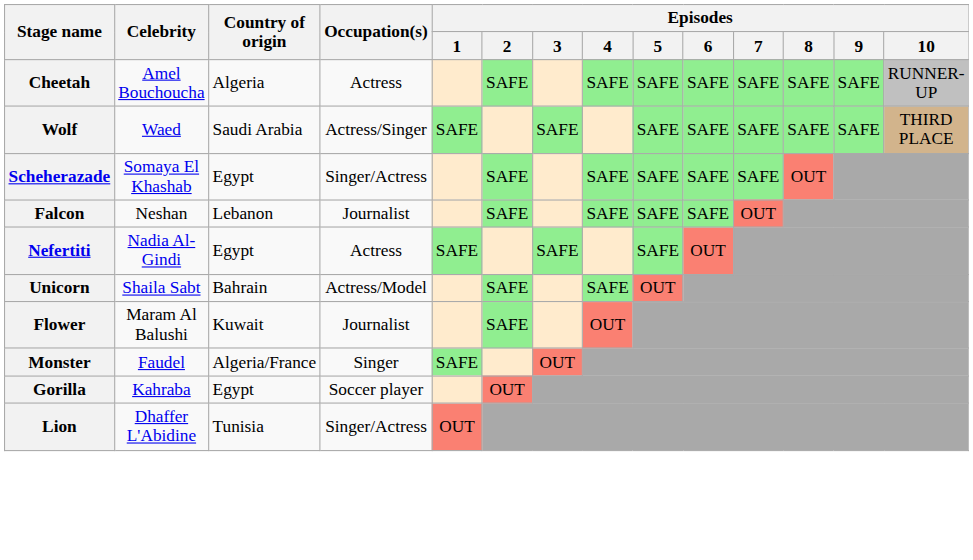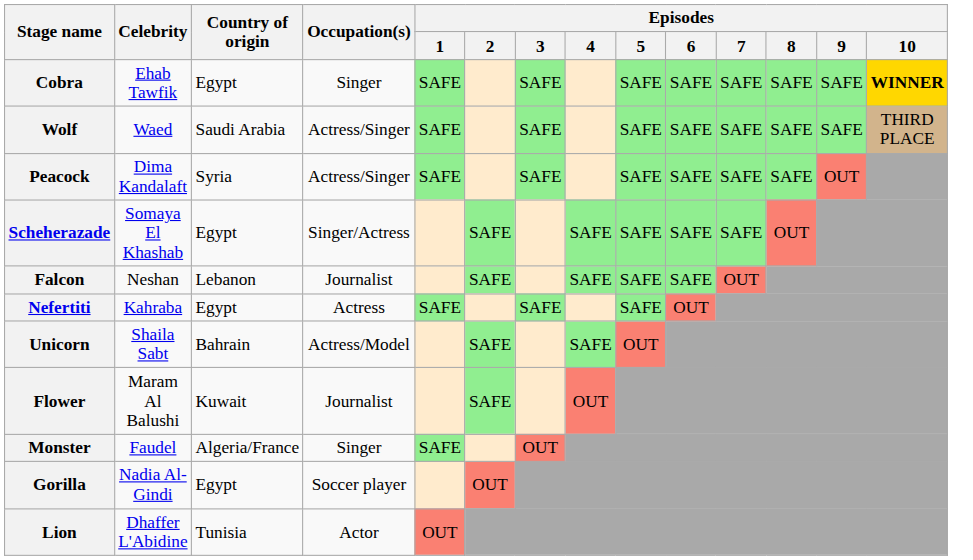+ row: (59, 82)
- row: (59, 82)
+ row: (59, 176)
(161, 250) Nadia Al-Gindi -> (153, 307) Kahraba
(161, 389) Kahraba -> (153, 484) Nadia Al-Gindi
(376, 426) Singer/Actress -> (359, 531) Actor
